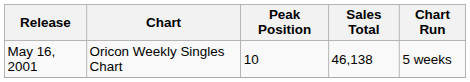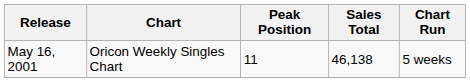(251, 59) 10 -> (251, 59) 11
